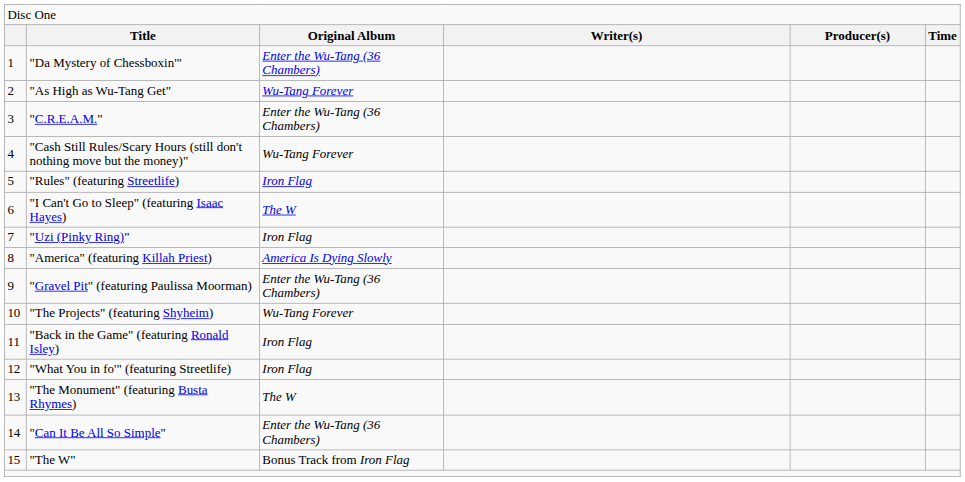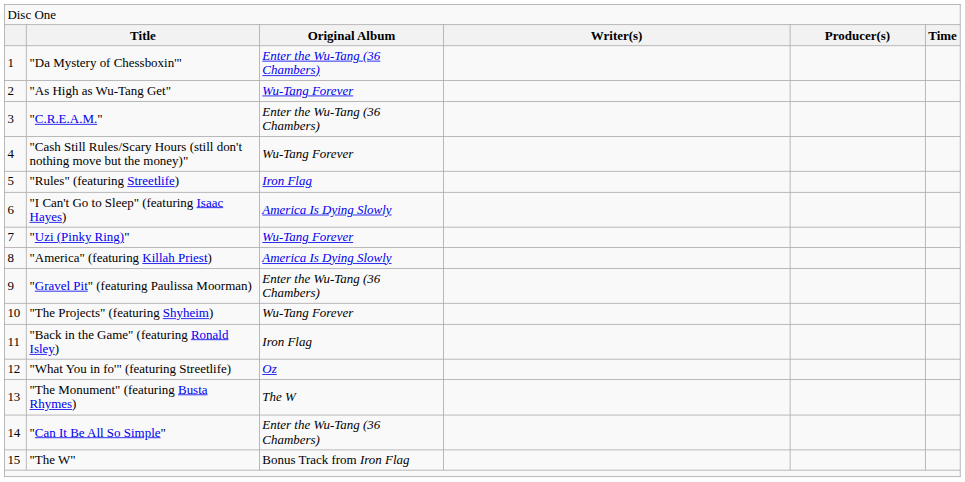(279, 209) The W -> (327, 209) America Is Dying Slowly
(287, 237) Iron Flag -> (308, 237) Wu-Tang Forever
(287, 369) Iron Flag -> (270, 369) Oz
